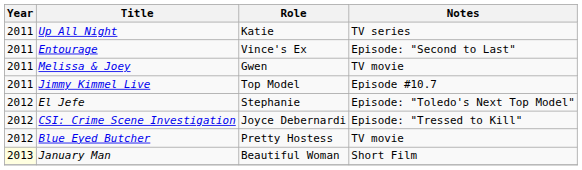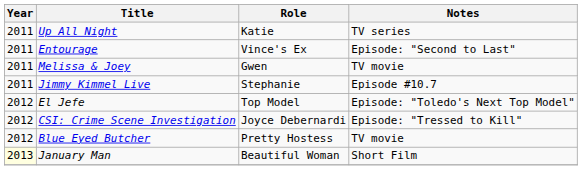(271, 85) Top Model -> (271, 85) Stephanie
(271, 102) Stephanie -> (271, 102) Top Model
